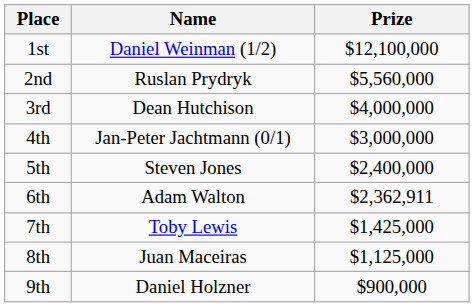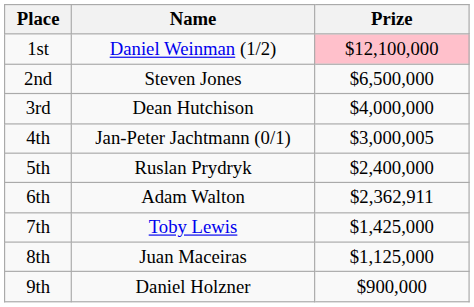(392, 49) no background -> (392, 49) pink background
(193, 78) Ruslan Prydryk -> (193, 78) Steven Jones
(392, 78) $5,560,000 -> (392, 78) $6,500,000
(392, 138) $3,000,000 -> (392, 138) $3,000,005
(193, 167) Steven Jones -> (193, 167) Ruslan Prydryk
